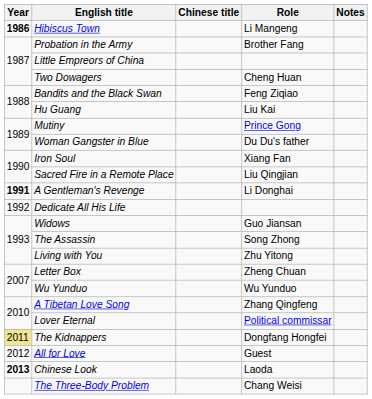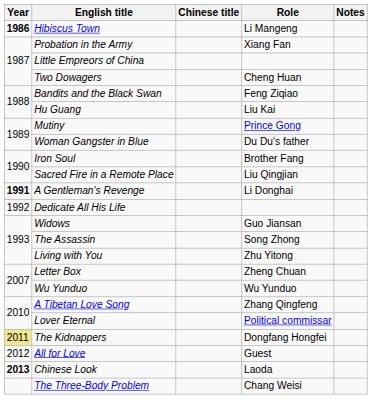(274, 45) Brother Fang -> (267, 45) Xiang Fan
(267, 158) Xiang Fan -> (274, 158) Brother Fang
